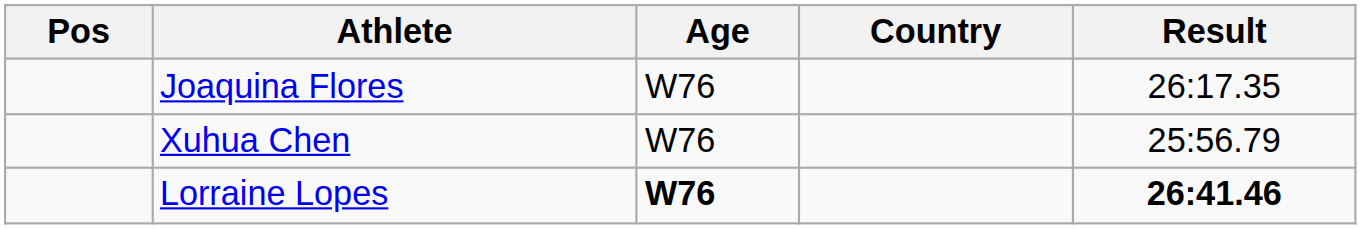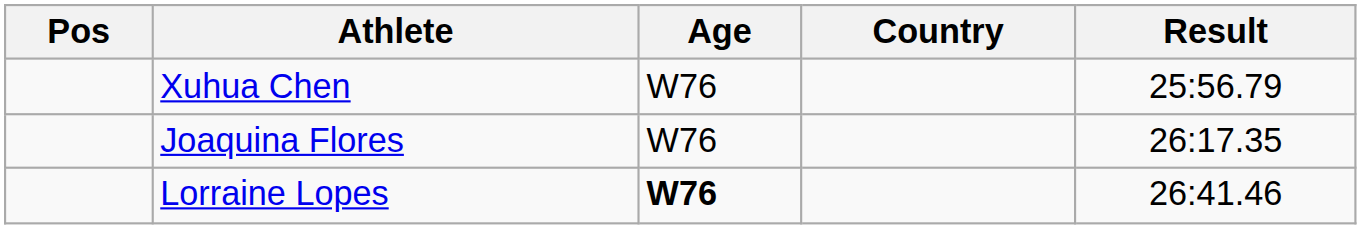rows swapped: (255, 140) <-> (282, 85)
(1214, 194) bold -> (1216, 194) normal
